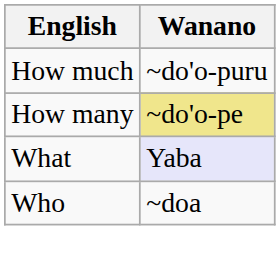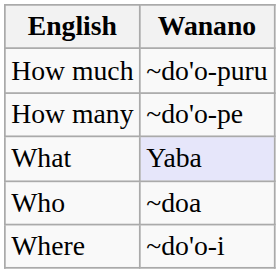(195, 114) khaki background -> (195, 114) no background
+ row: (48, 245)
